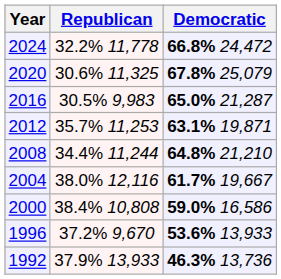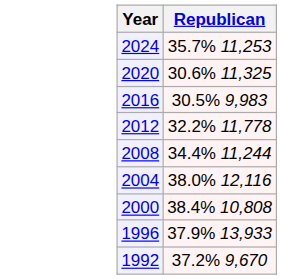- column: (220, 19)
(107, 46) 32.2% 11,778 -> (220, 46) 35.7% 11,253
(107, 126) 35.7% 11,253 -> (220, 126) 32.2% 11,778
(107, 234) 37.2% 9,670 -> (220, 234) 37.9% 13,933
(107, 261) 37.9% 13,933 -> (220, 261) 37.2% 9,670
